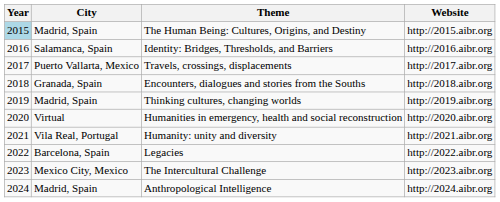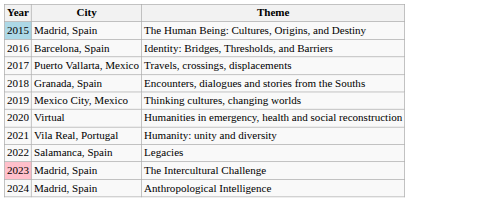- column: (450, 13)
(73, 48) Salamanca, Spain -> (72, 48) Barcelona, Spain
(66, 100) Madrid, Spain -> (81, 100) Mexico City, Mexico
(72, 153) Barcelona, Spain -> (73, 153) Salamanca, Spain
(18, 170) no background -> (18, 170) pink background
(81, 170) Mexico City, Mexico -> (66, 170) Madrid, Spain
